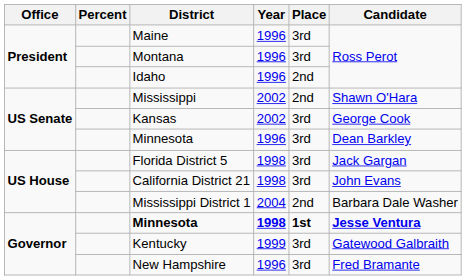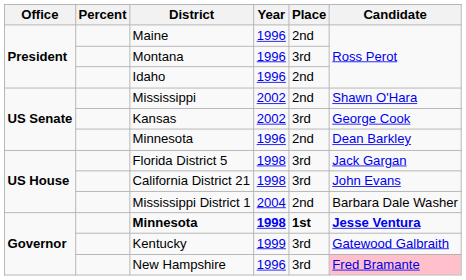(301, 35) 3rd -> (303, 35) 2nd
(301, 139) 3rd -> (303, 139) 2nd
(376, 264) no background -> (376, 264) pink background
